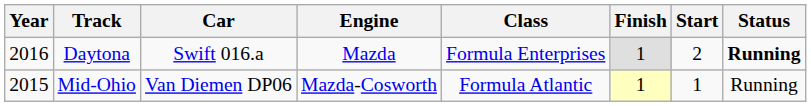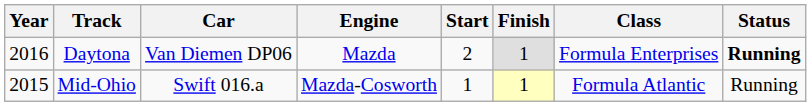columns swapped: (526, 21) <-> (697, 21)
(218, 53) Swift 016.a -> (218, 53) Van Diemen DP06
(218, 85) Van Diemen DP06 -> (218, 85) Swift 016.a
